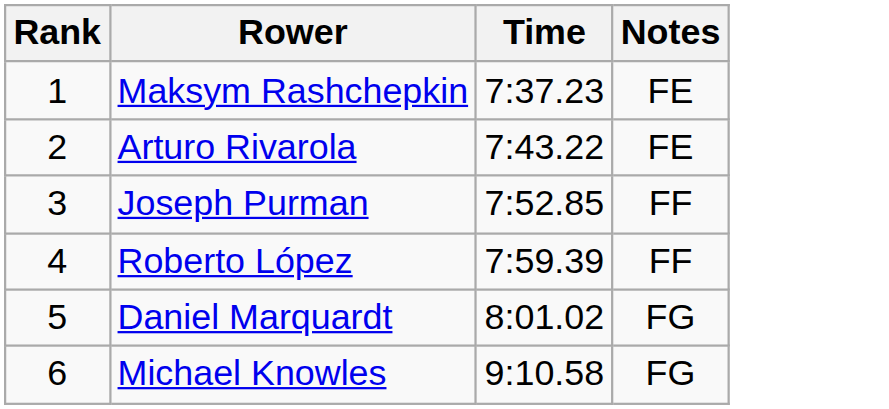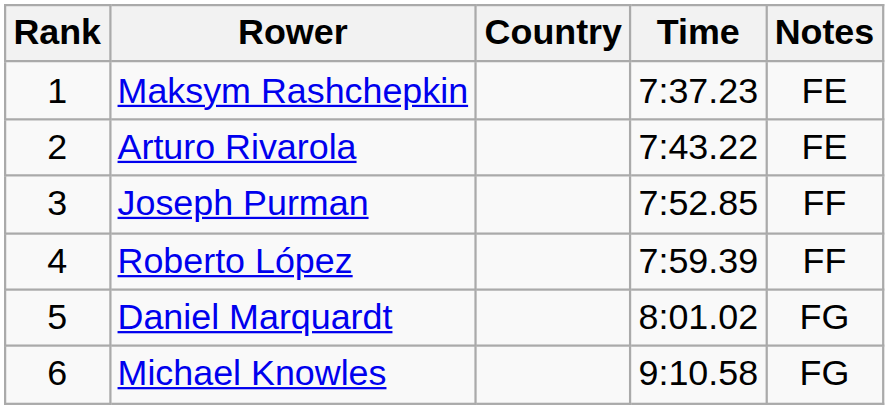+ column: (553, 32)
